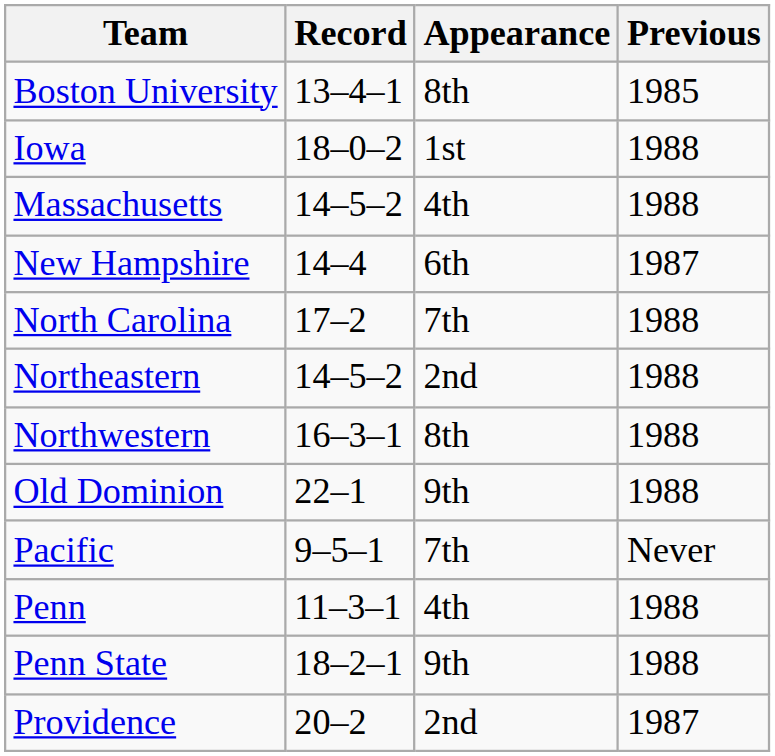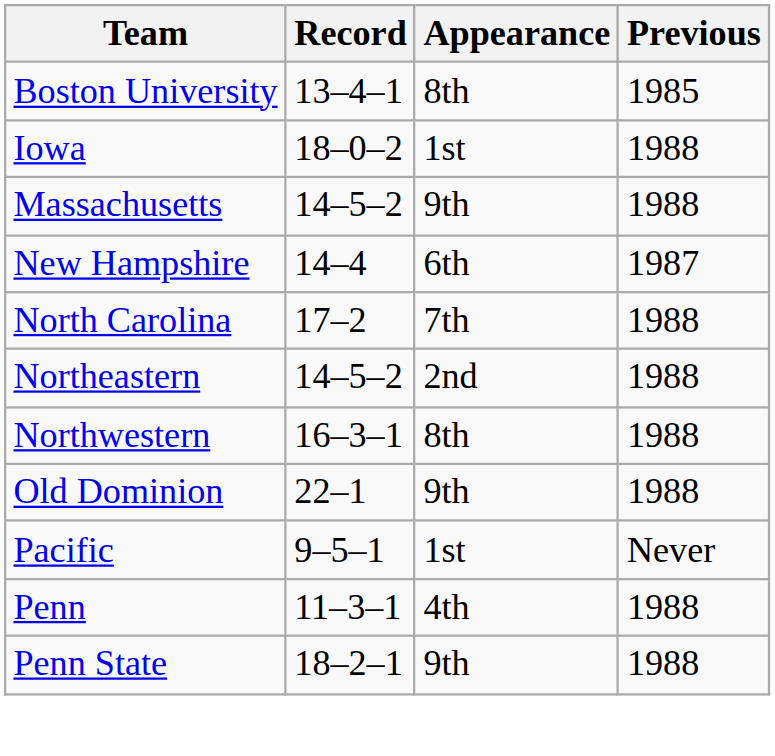(447, 205) 4th -> (447, 205) 9th
(447, 549) 7th -> (445, 549) 1st
- row: (95, 721)
